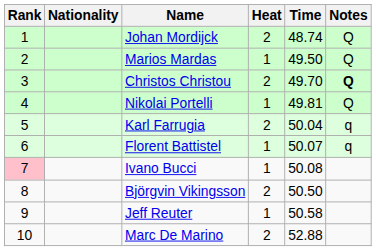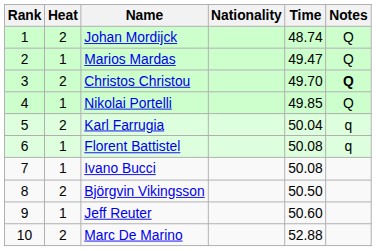columns swapped: (267, 16) <-> (83, 16)
(305, 59) 49.50 -> (305, 59) 49.47
(305, 103) 49.81 -> (305, 103) 49.85
(305, 147) 50.07 -> (305, 147) 50.08
(25, 169) pink background -> (25, 169) no background
(305, 213) 50.58 -> (305, 213) 50.60
